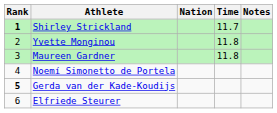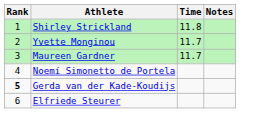- column: (196, 12)
(17, 27) bold -> (17, 27) normal
(228, 27) 11.7 -> (191, 27) 11.8
(228, 41) 11.8 -> (191, 41) 11.7
(228, 56) 11.8 -> (191, 56) 11.7
